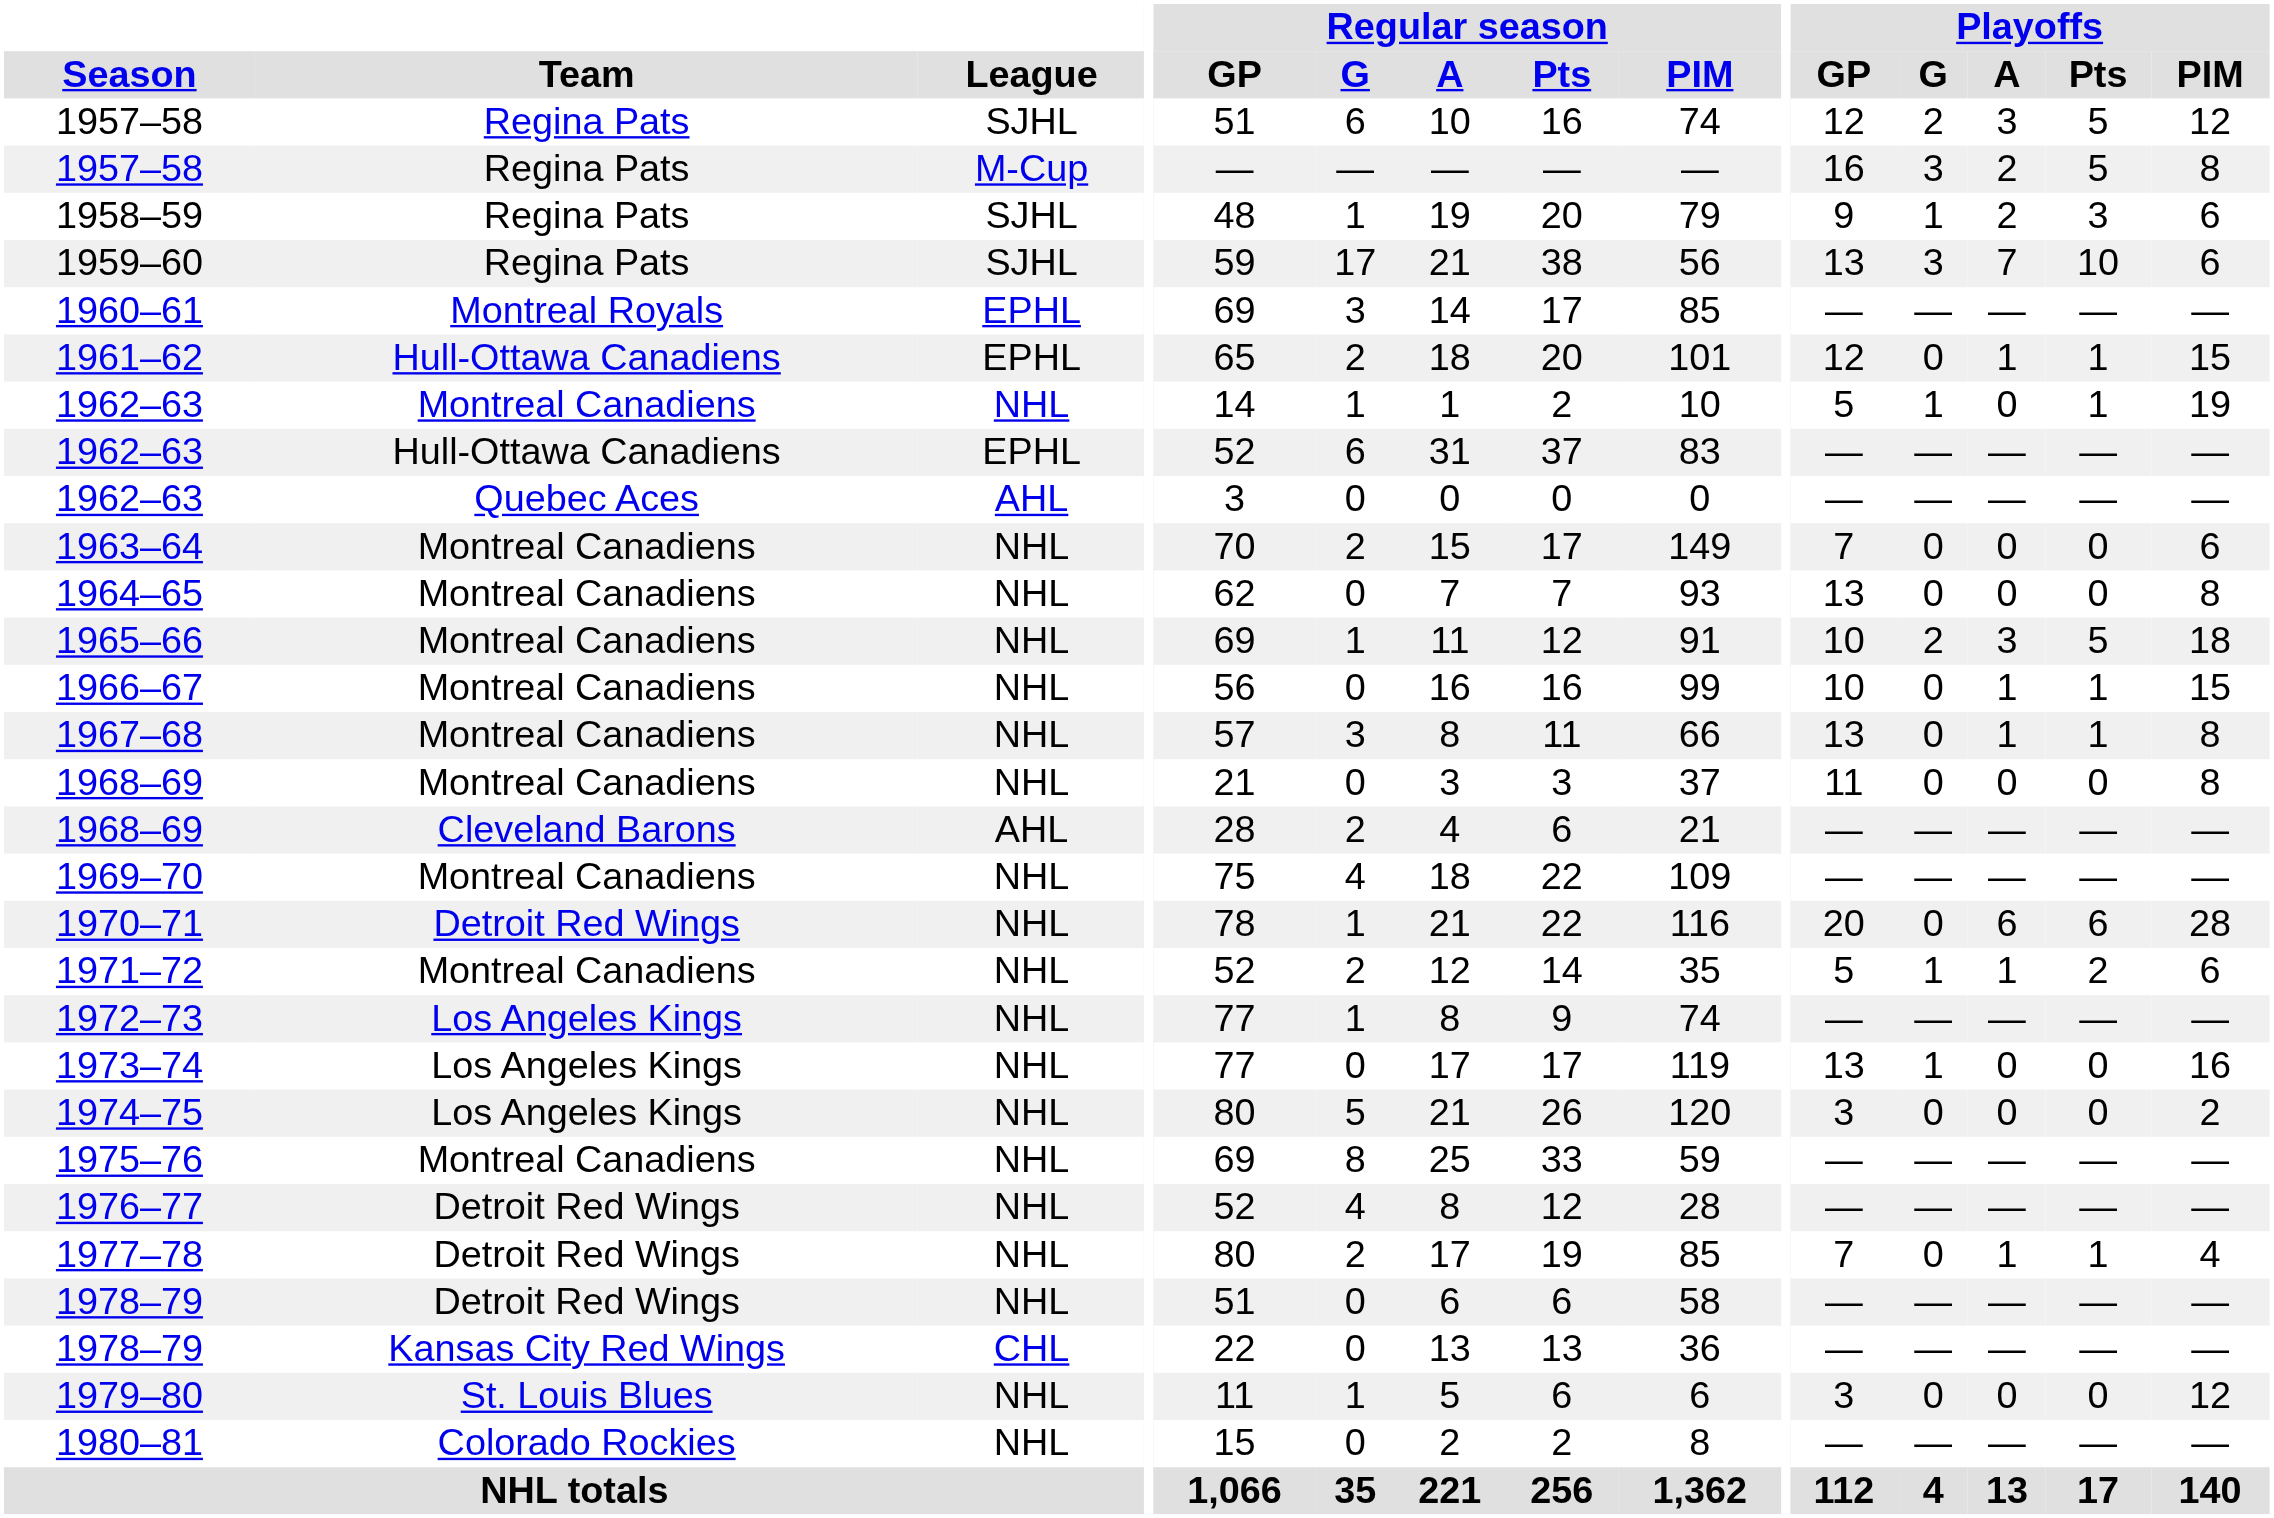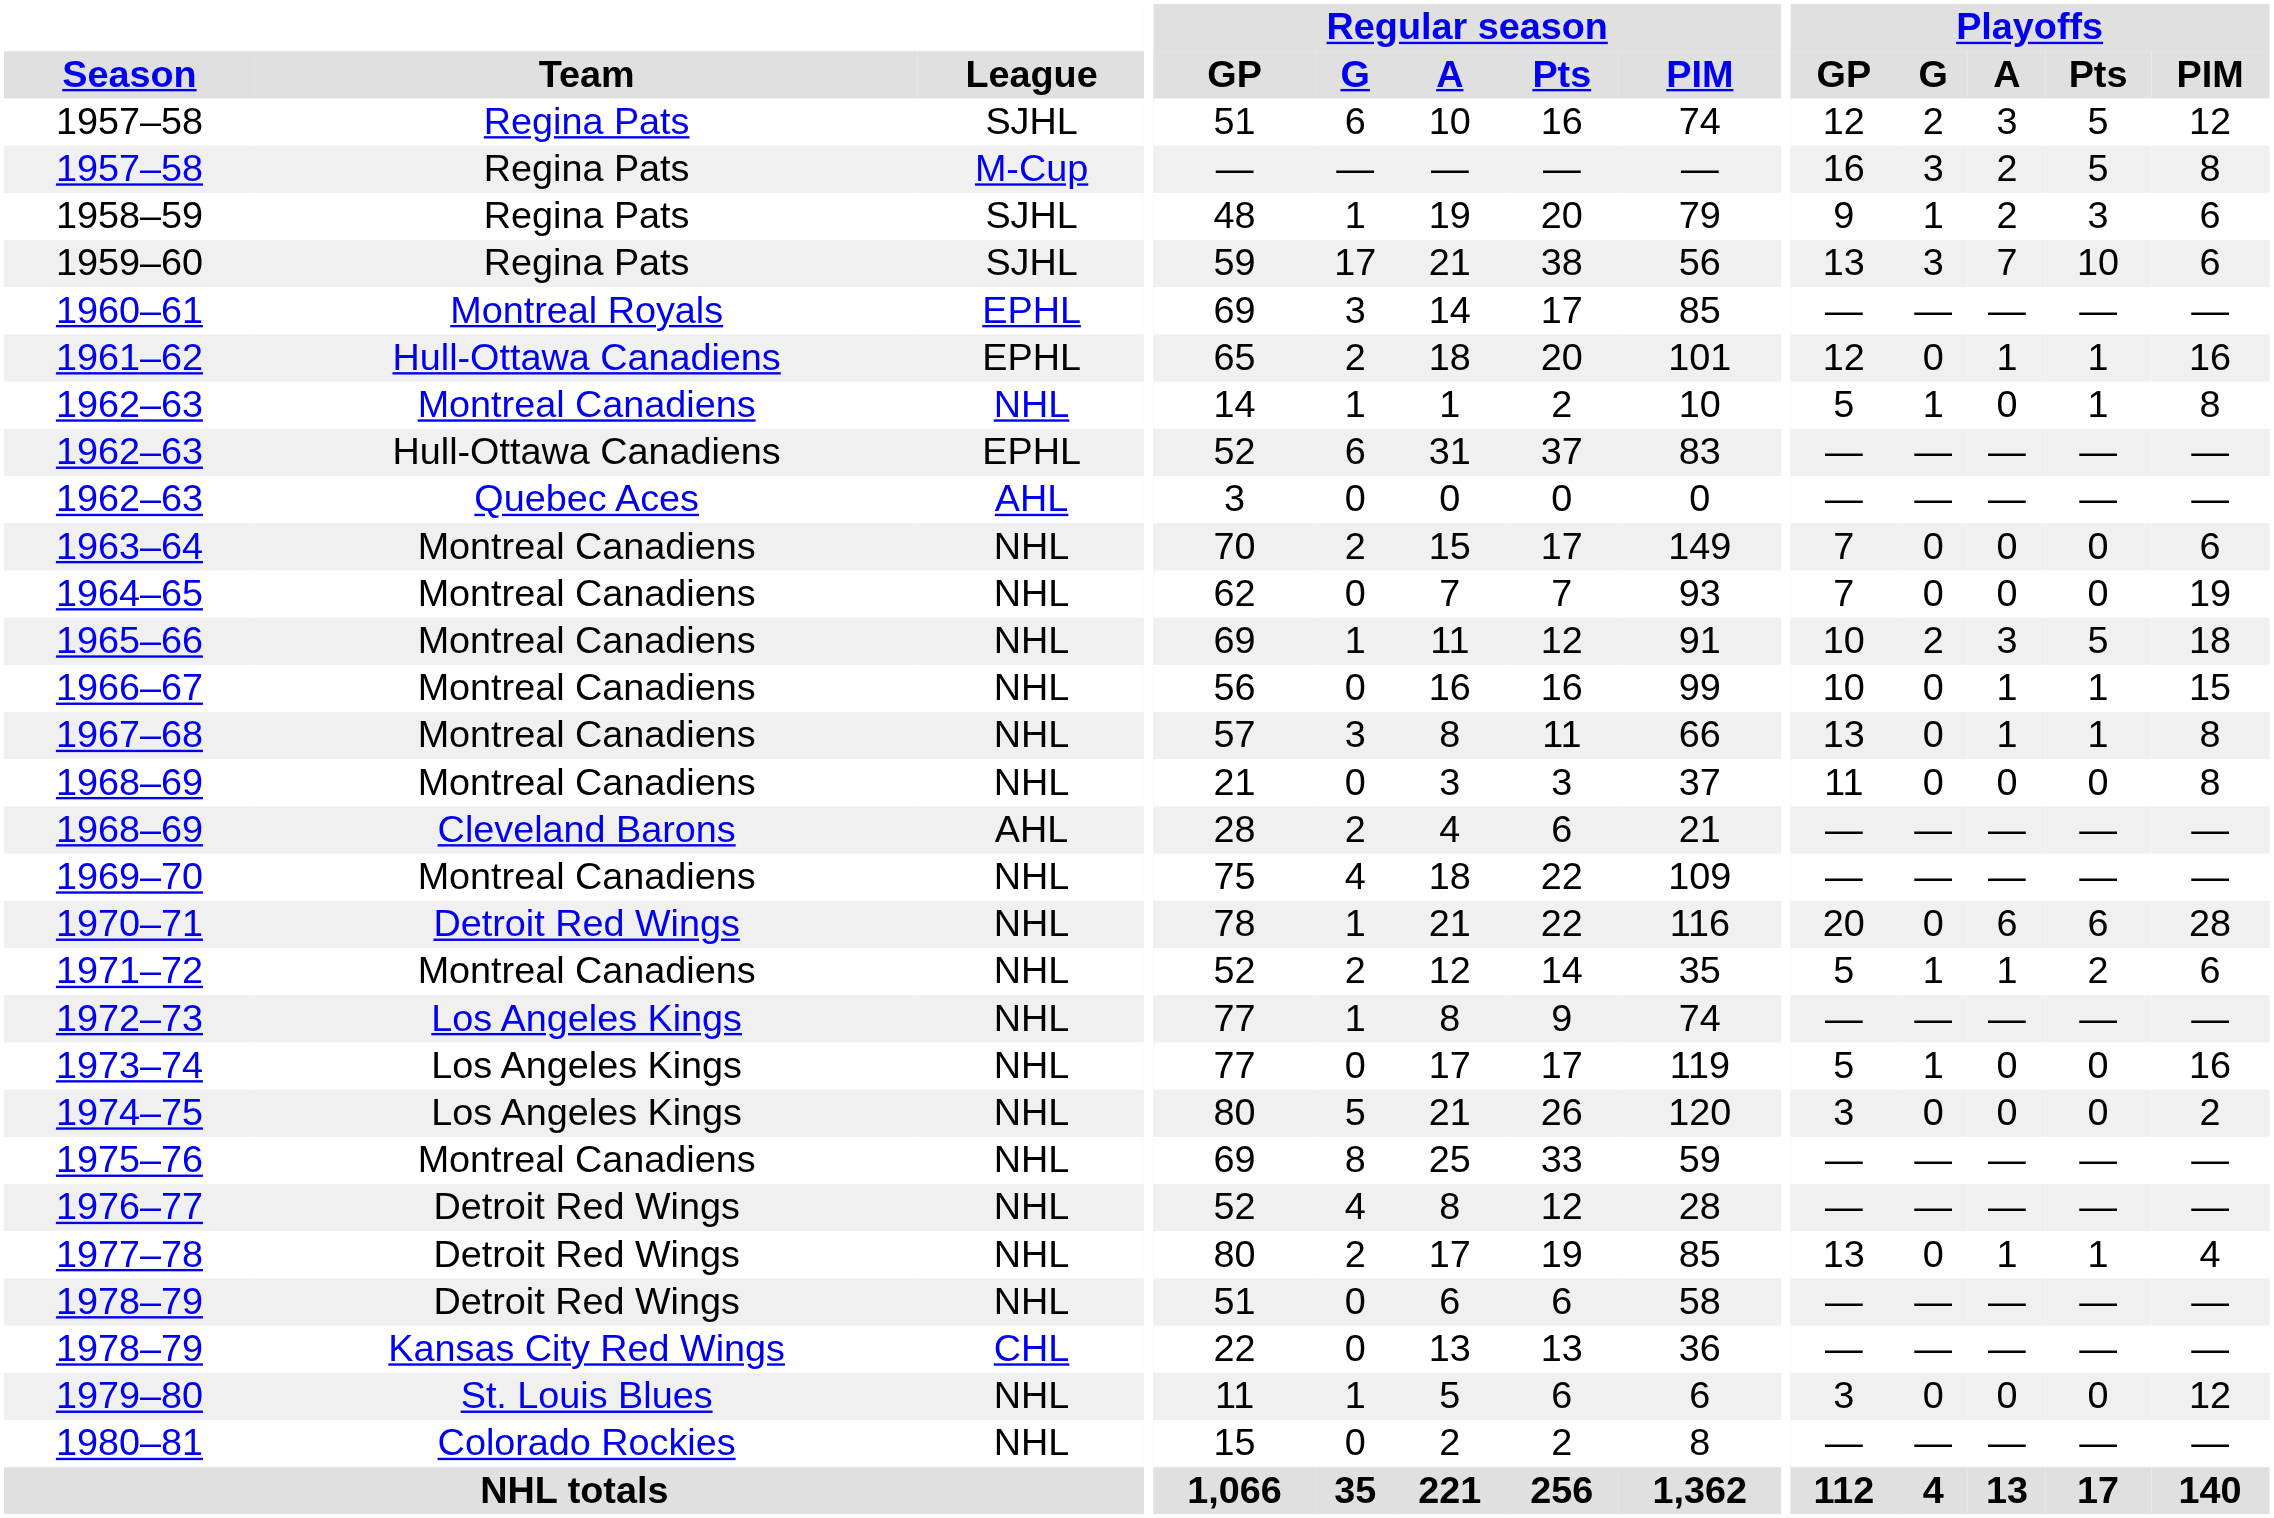(2210, 357) 15 -> (2210, 357) 16
(2210, 404) 19 -> (2210, 404) 8
(1844, 593) 13 -> (1844, 593) 7
(2210, 593) 8 -> (2210, 593) 19
(1844, 1065) 13 -> (1844, 1065) 5
(1844, 1254) 7 -> (1844, 1254) 13
